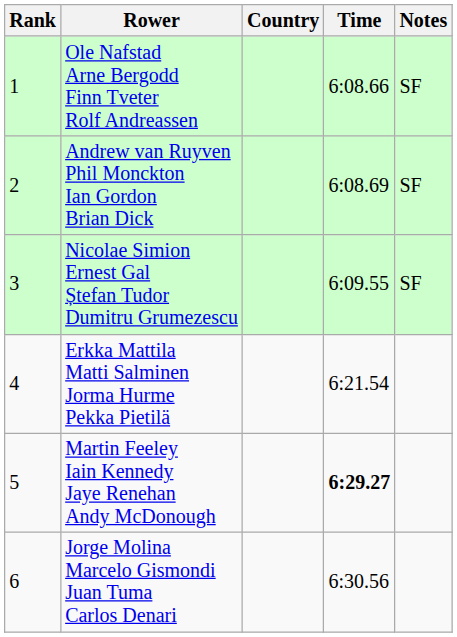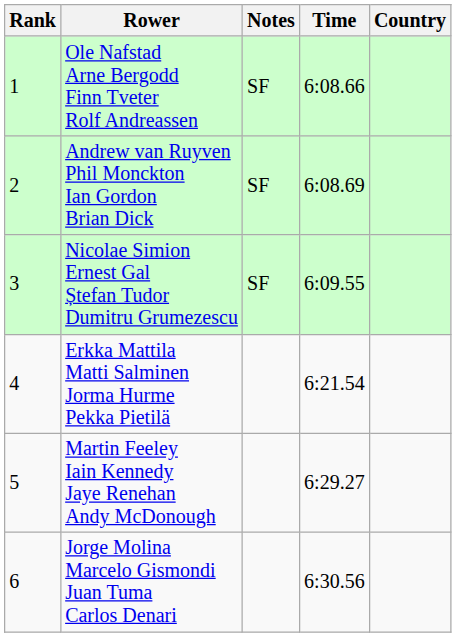columns swapped: (283, 20) <-> (423, 20)
(359, 482) bold -> (334, 482) normal
